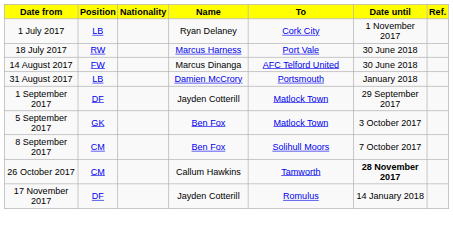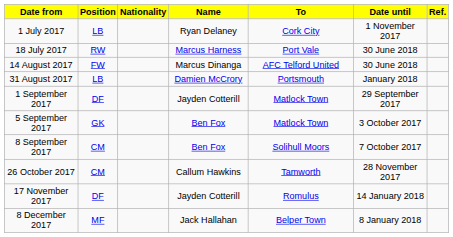(390, 172) bold -> (390, 172) normal
+ row: (41, 221)
